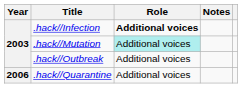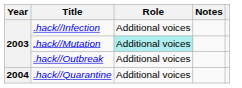(157, 28) bold -> (153, 28) normal
(18, 75) 2006 -> (18, 75) 2004
